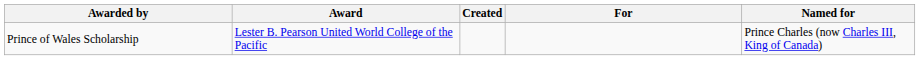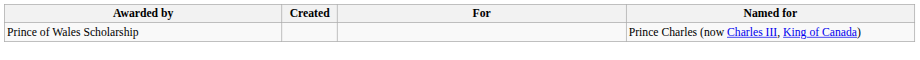- column: (346, 13)
